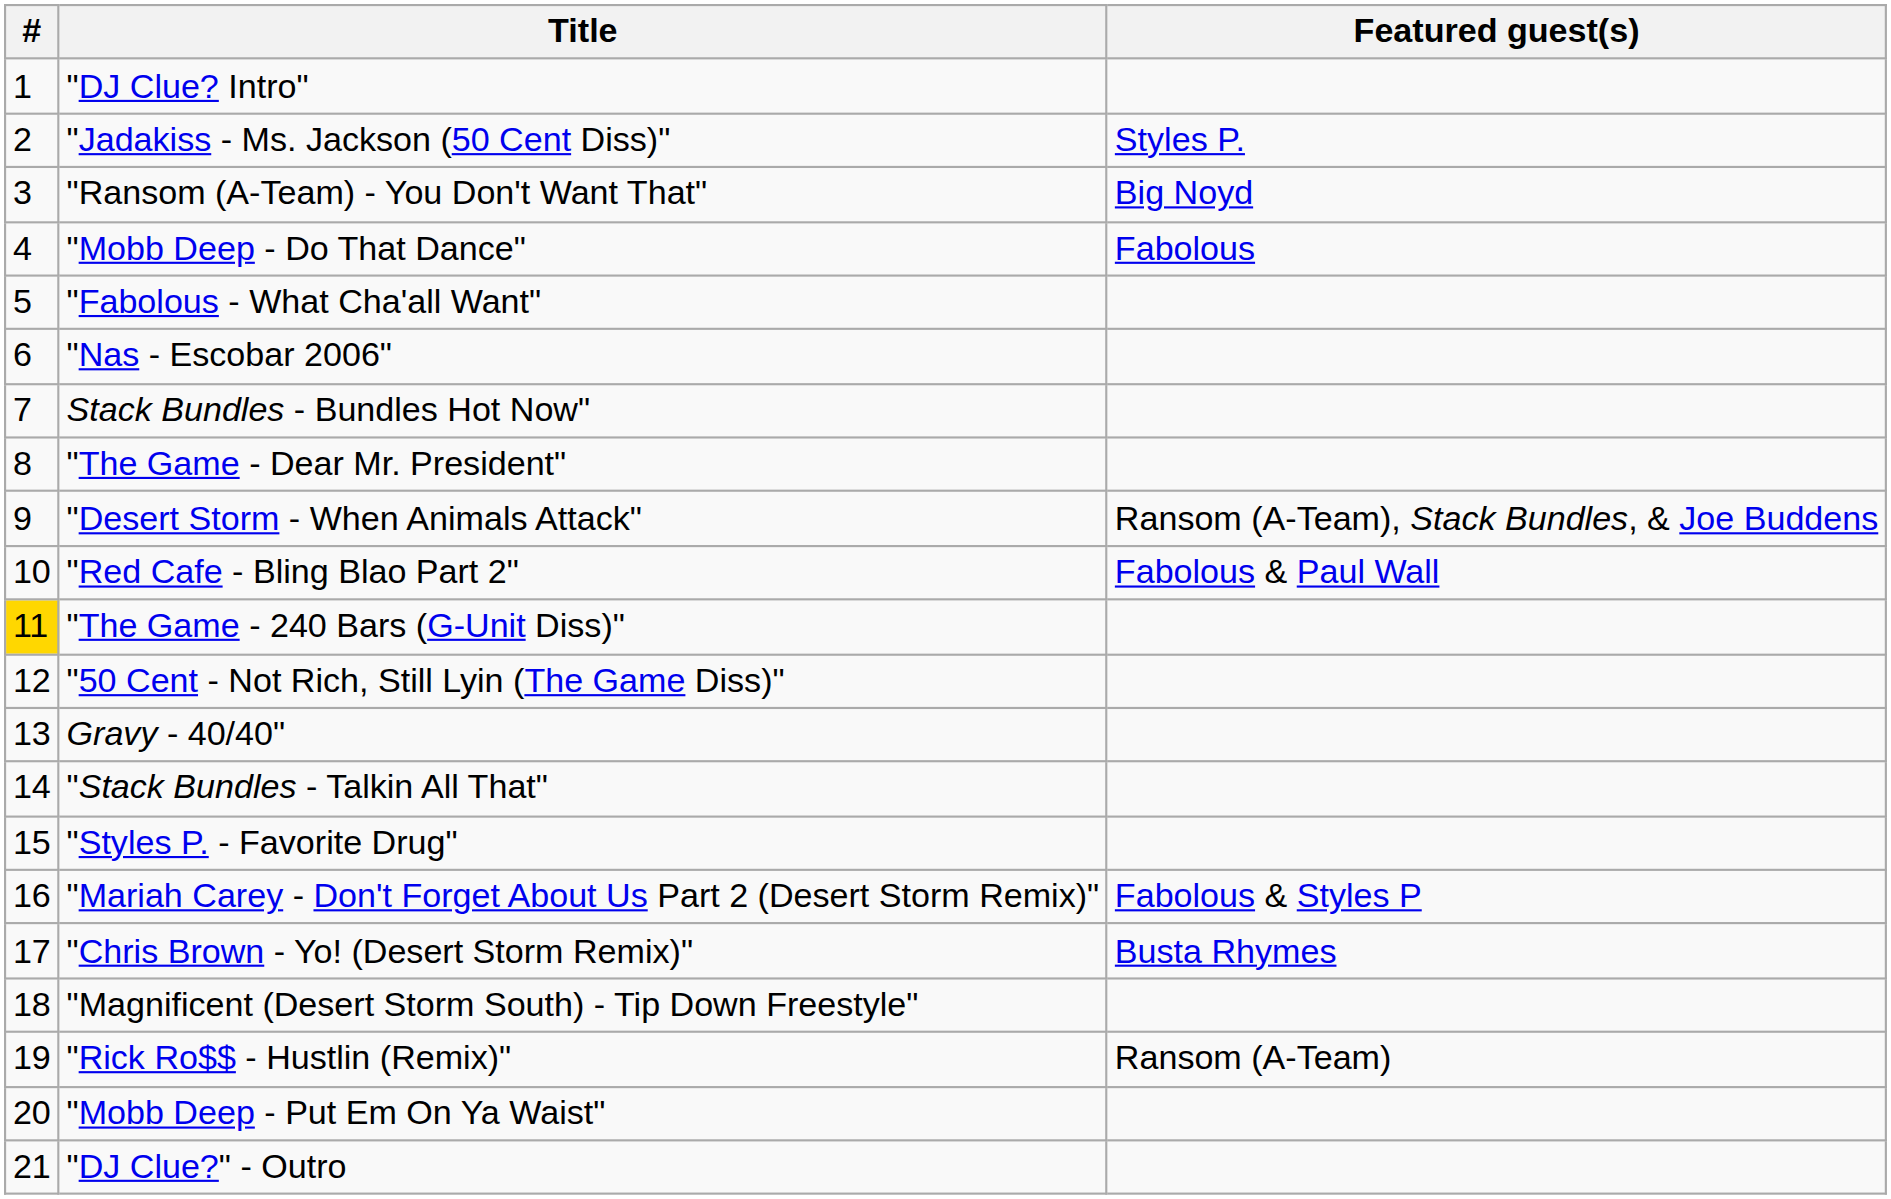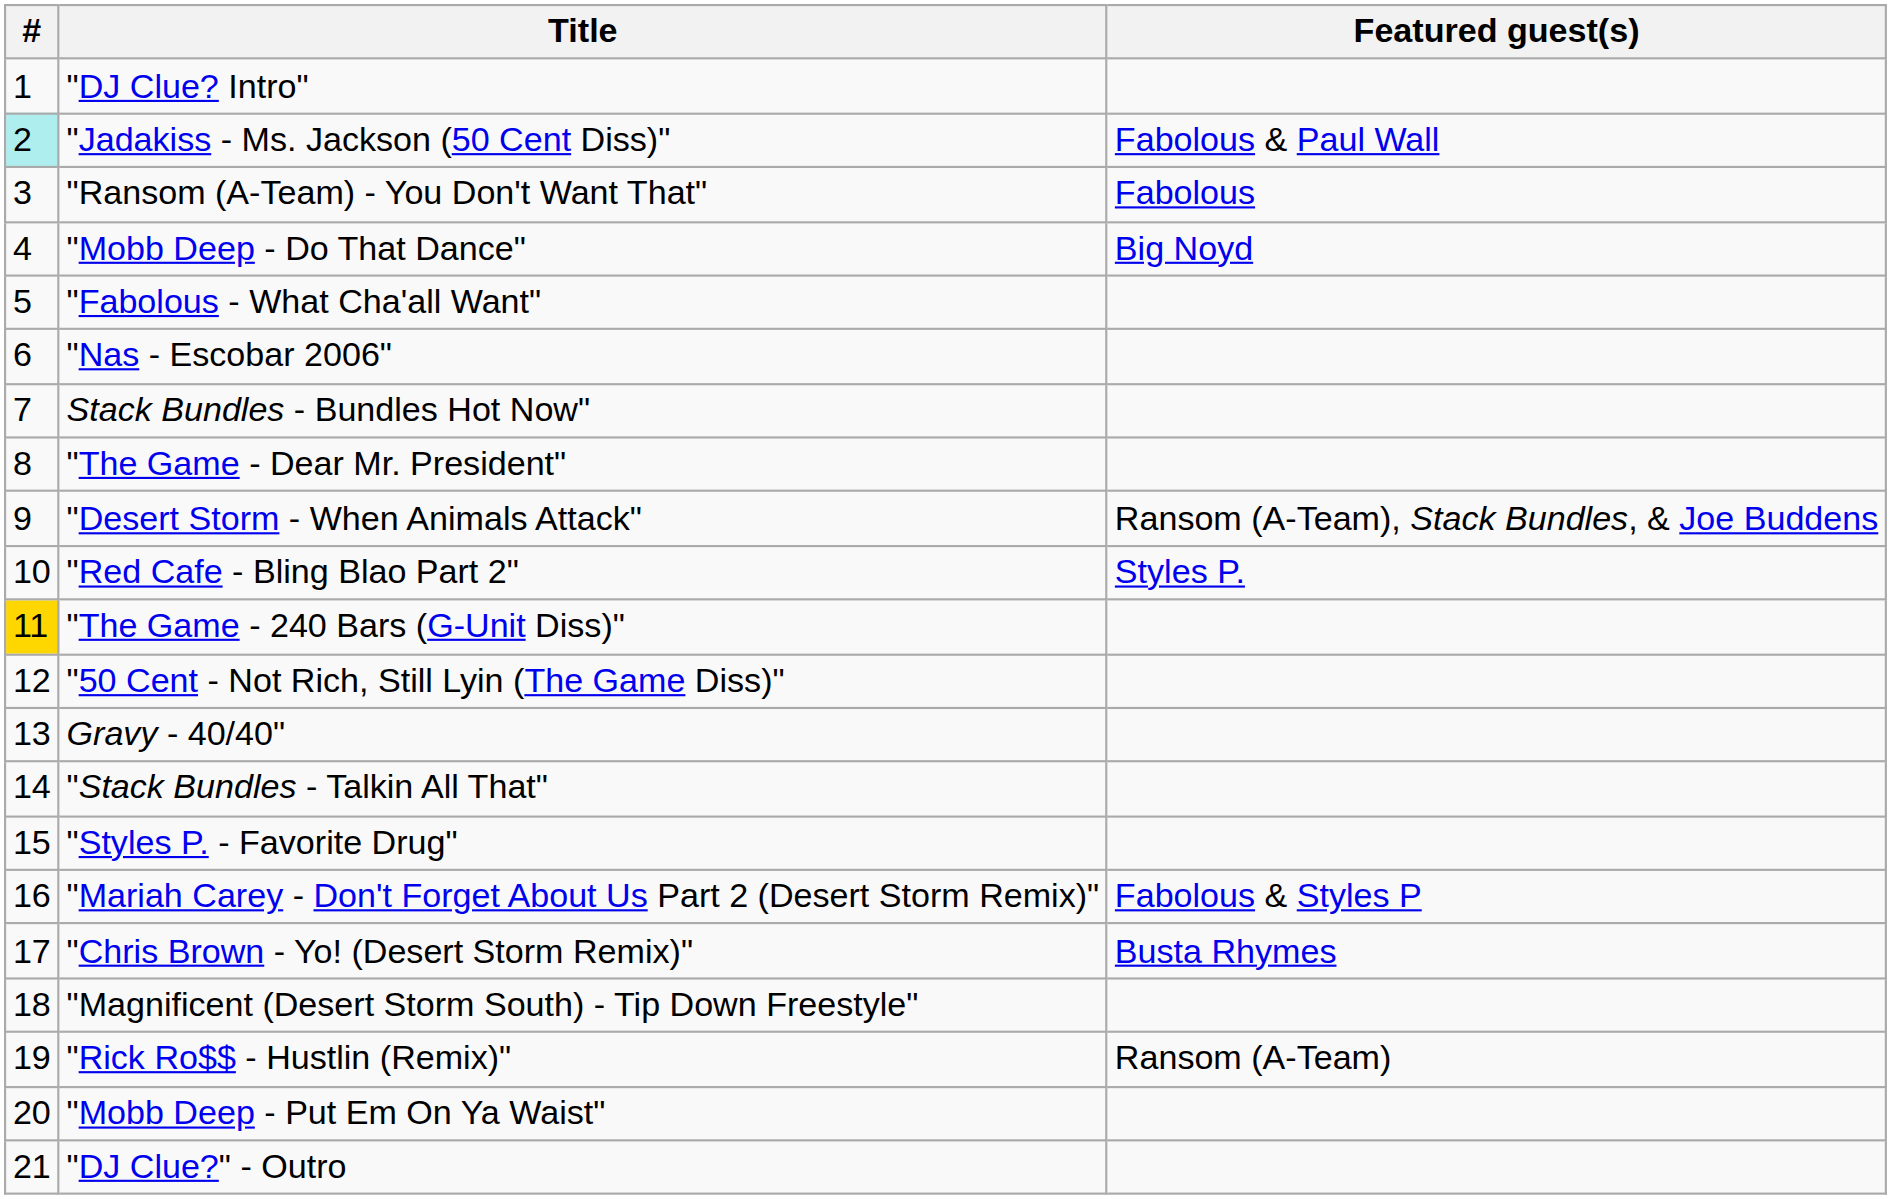(22, 139) no background -> (22, 139) paleturquoise background
(1180, 139) Styles P. -> (1277, 139) Fabolous & Paul Wall
(1184, 193) Big Noyd -> (1185, 193) Fabolous
(1185, 247) Fabolous -> (1184, 247) Big Noyd
(1277, 572) Fabolous & Paul Wall -> (1180, 572) Styles P.
